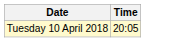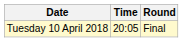+ column: (159, 12)
